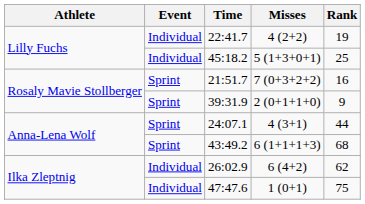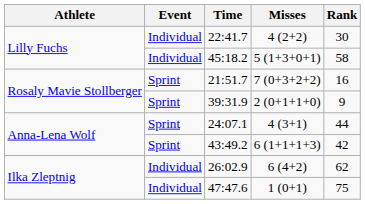(342, 37) 19 -> (342, 37) 30
(342, 58) 25 -> (342, 58) 58
(342, 145) 68 -> (342, 145) 42
